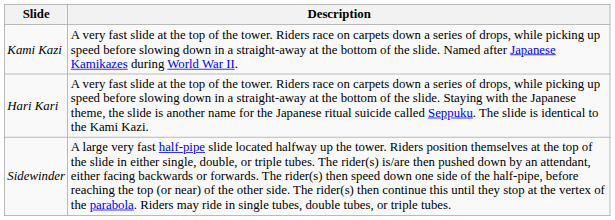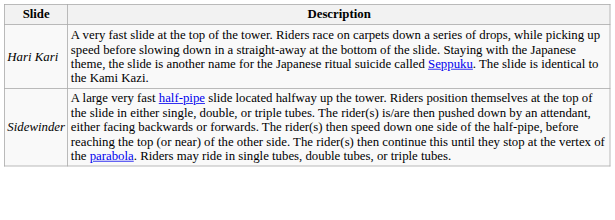- row: (35, 49)
